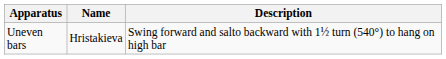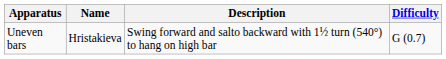+ column: (415, 13)
